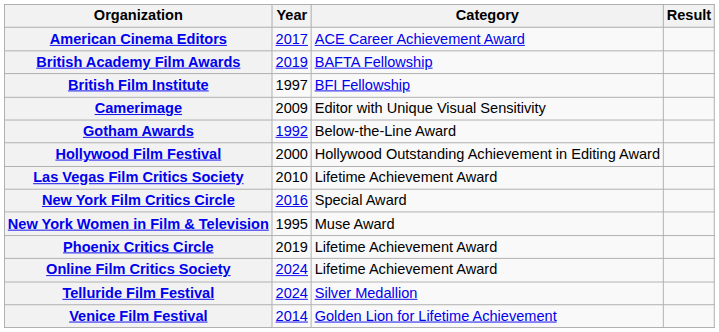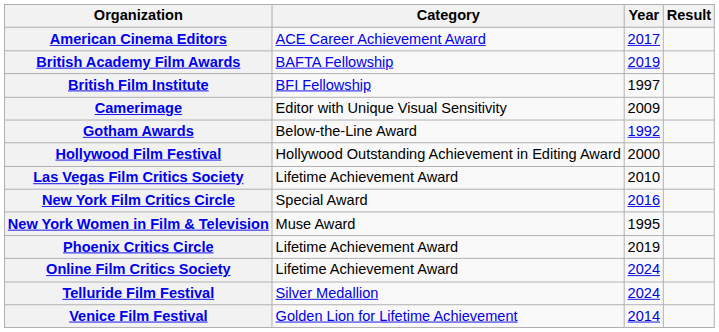columns swapped: (292, 16) <-> (487, 16)
